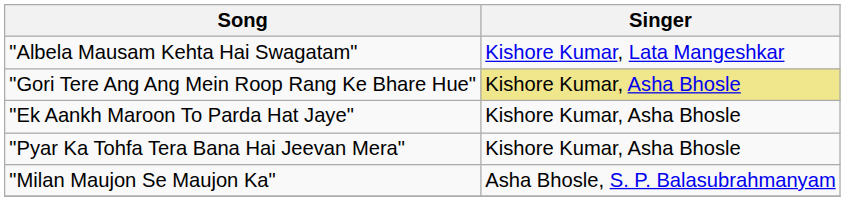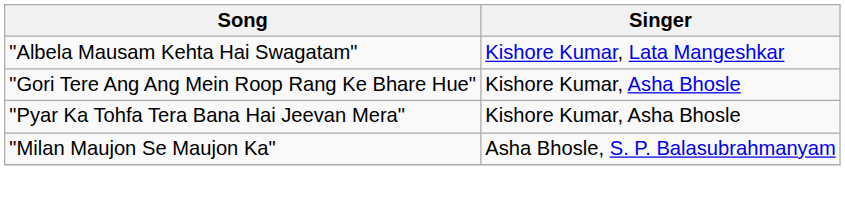(613, 84) khaki background -> (613, 84) no background
- row: (182, 116)
